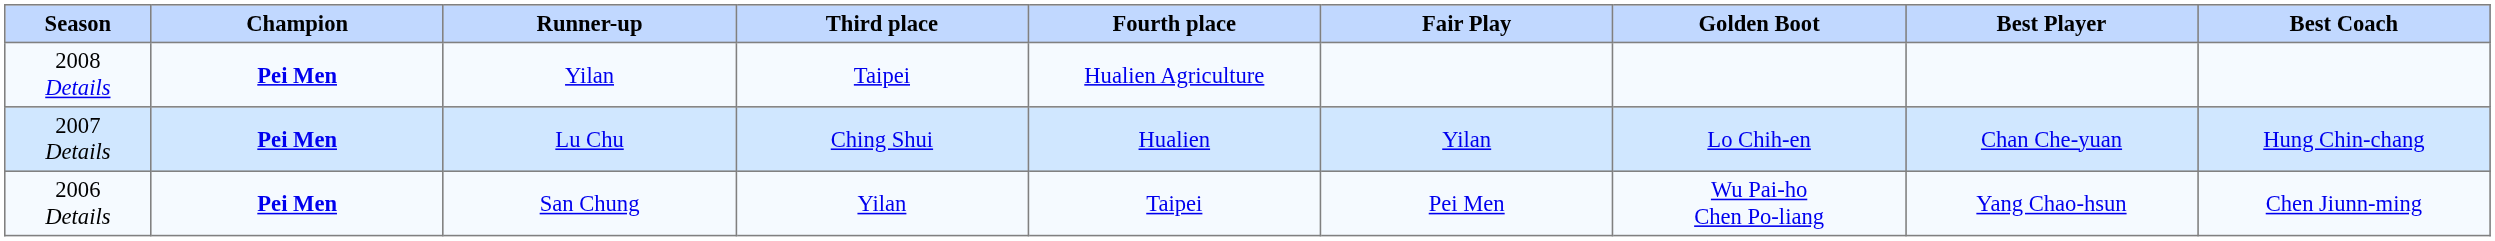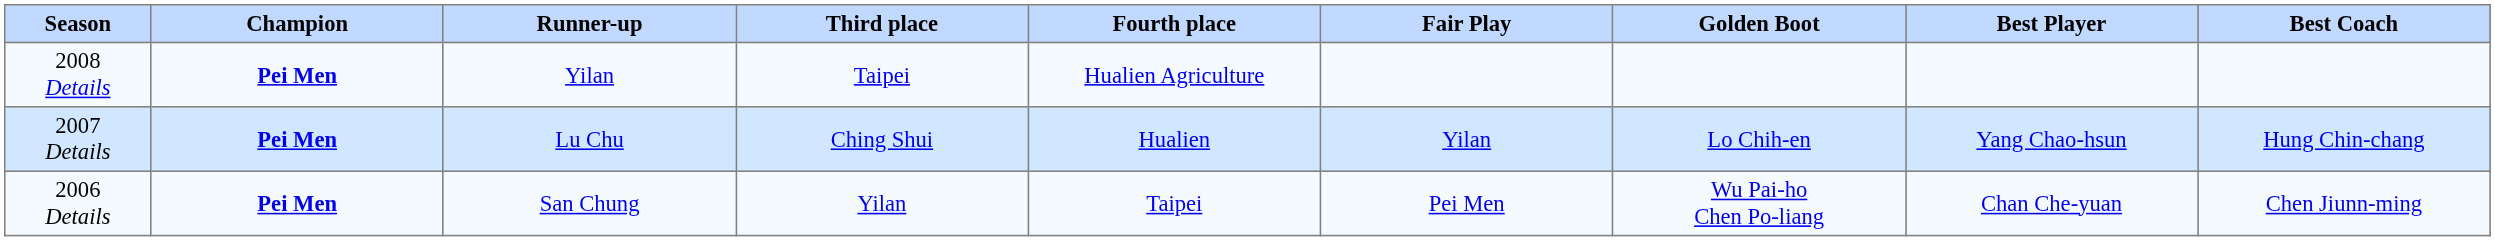(2051, 138) Chan Che-yuan -> (2051, 138) Yang Chao-hsun
(2051, 203) Yang Chao-hsun -> (2051, 203) Chan Che-yuan
